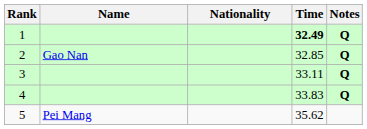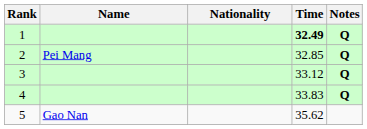(65, 54) Gao Nan -> (67, 54) Pei Mang
(309, 74) 33.11 -> (309, 74) 33.12
(67, 114) Pei Mang -> (65, 114) Gao Nan
